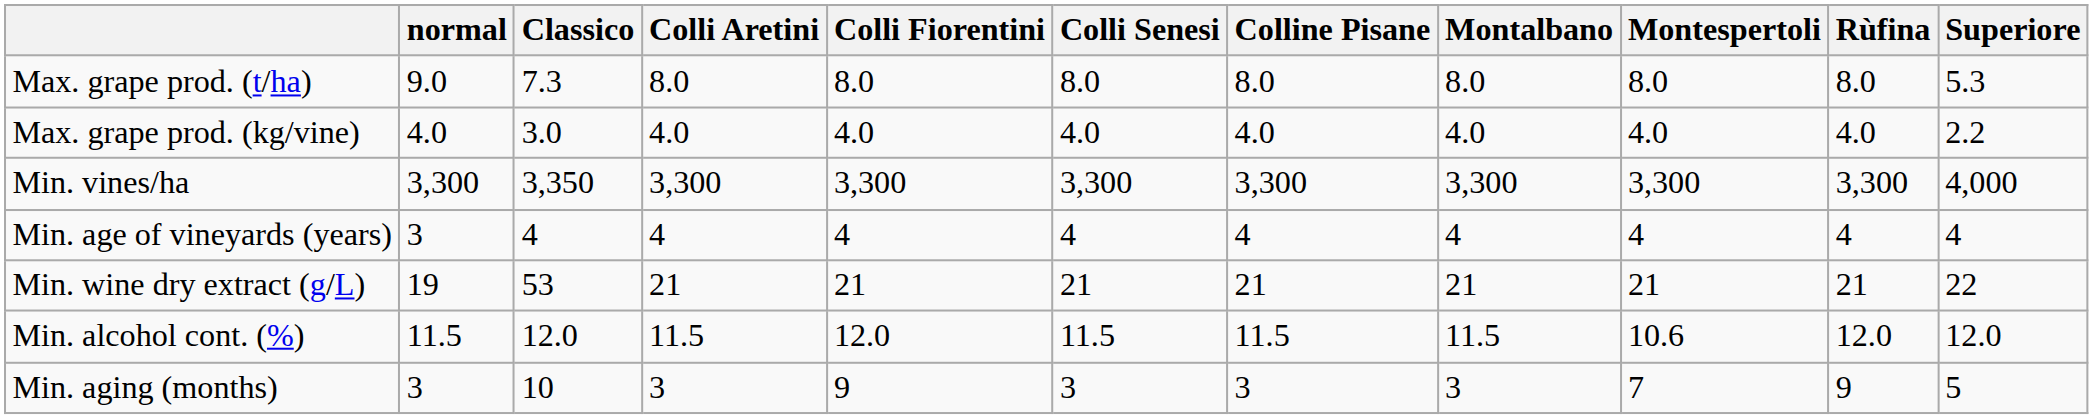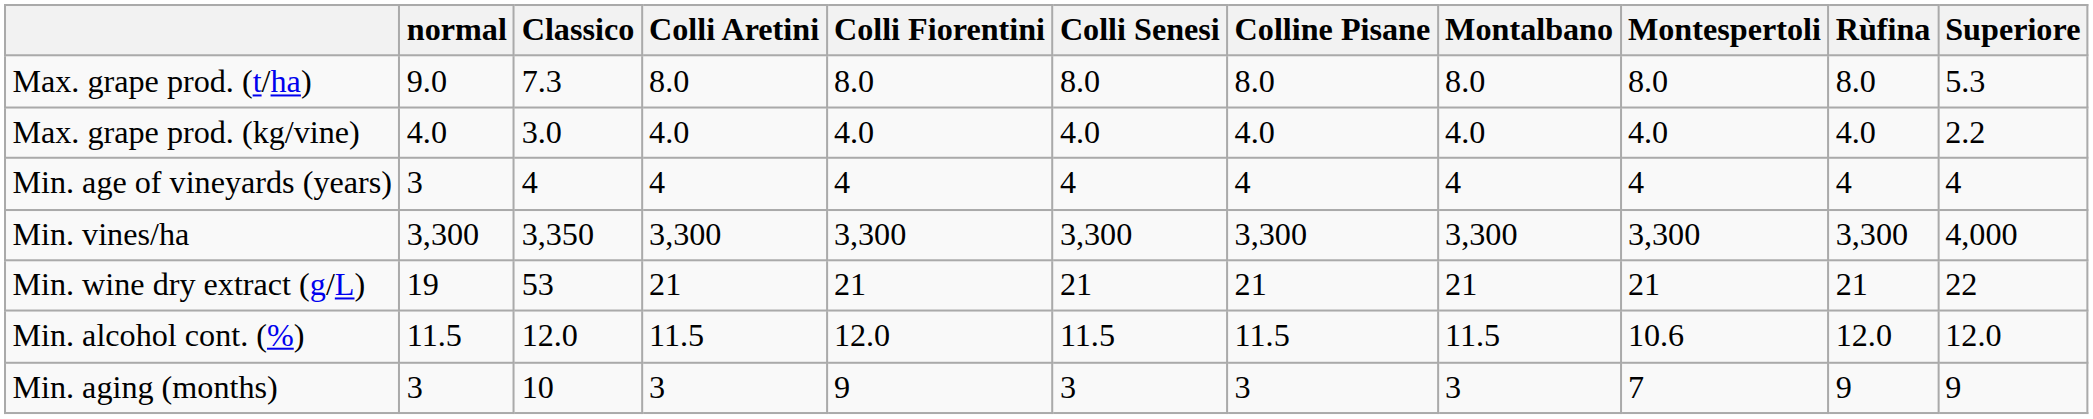rows swapped: (101, 183) <-> (202, 234)
(1953, 387) 5 -> (1953, 387) 9
